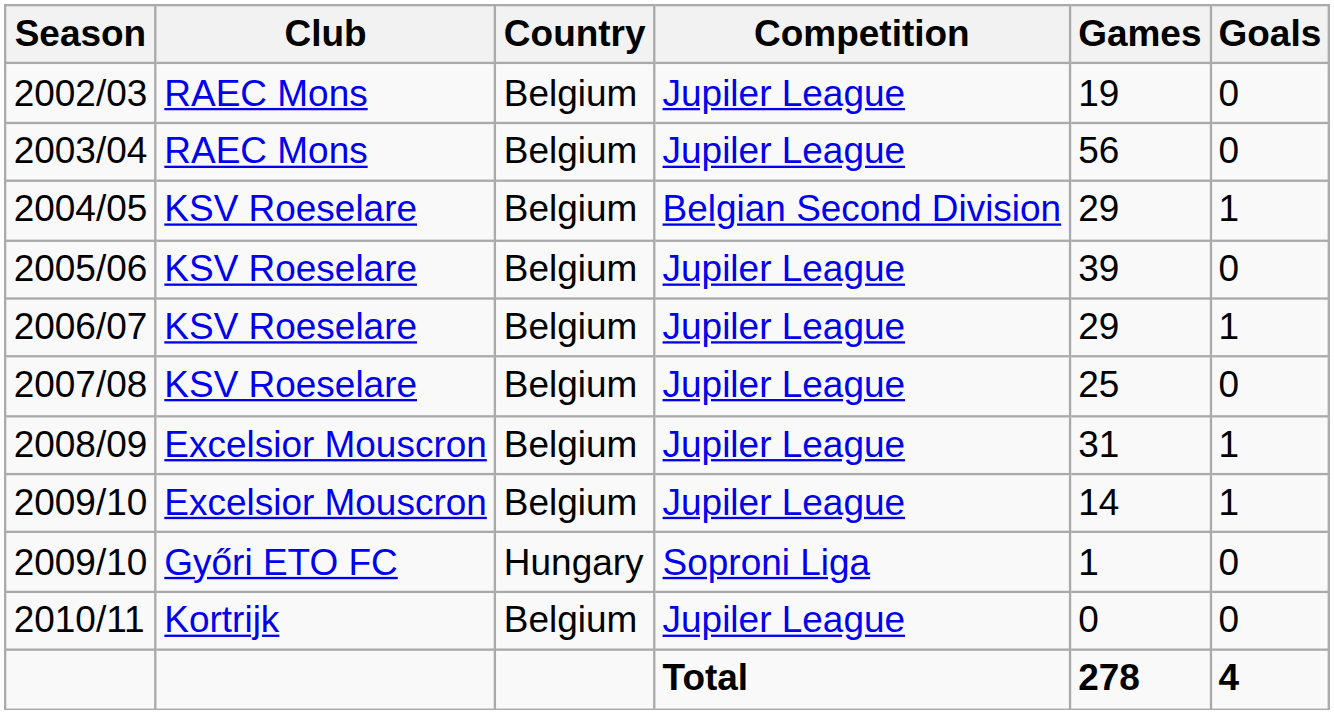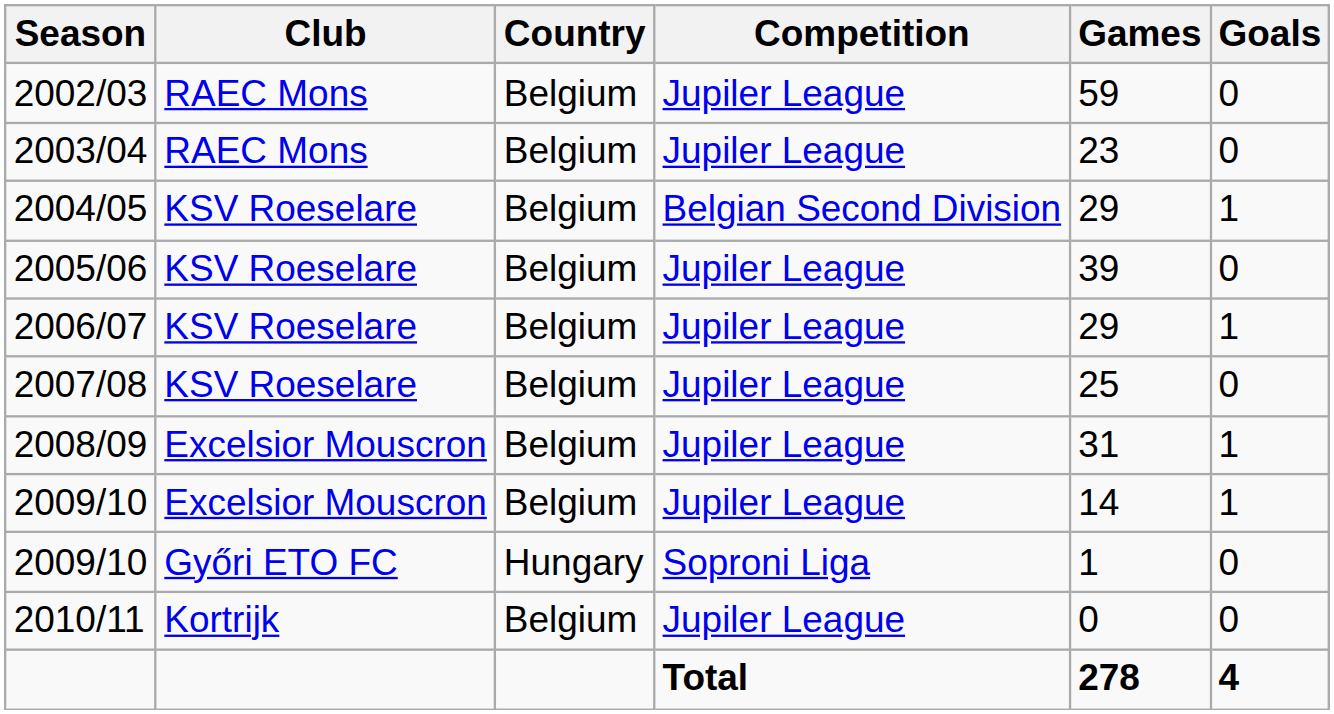(1099, 92) 19 -> (1099, 92) 59
(1099, 151) 56 -> (1099, 151) 23
